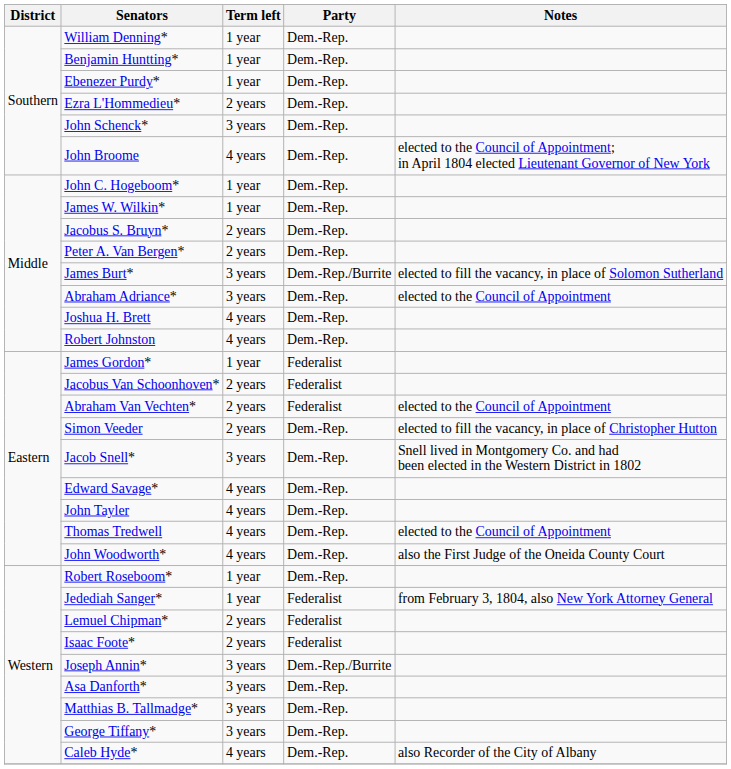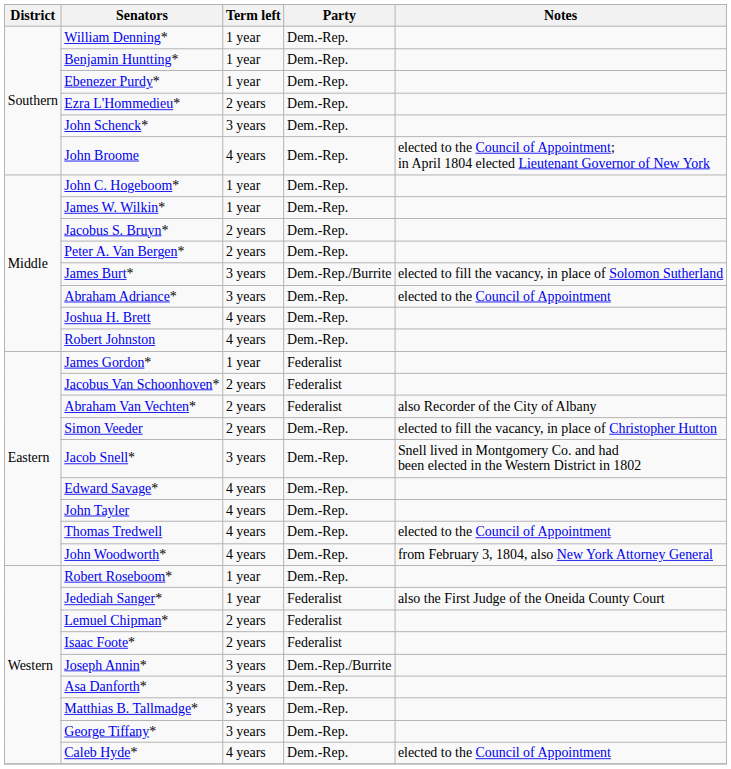(504, 406) elected to the Council of Appointment -> (497, 406) also Recorder of the City of Albany
(531, 554) also the First Judge of the Oneida County Court -> (555, 554) from February 3, 1804, also New York Attorney General
(555, 598) from February 3, 1804, also New York Attorney General -> (531, 598) also the First Judge of the Oneida County Court
(497, 753) also Recorder of the City of Albany -> (504, 753) elected to the Council of Appointment
